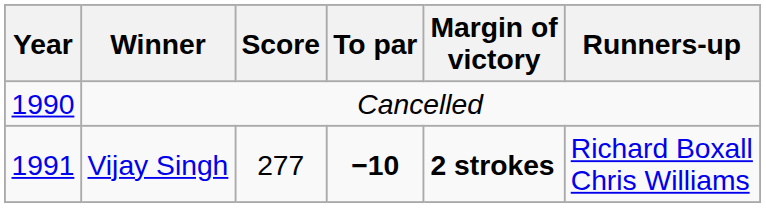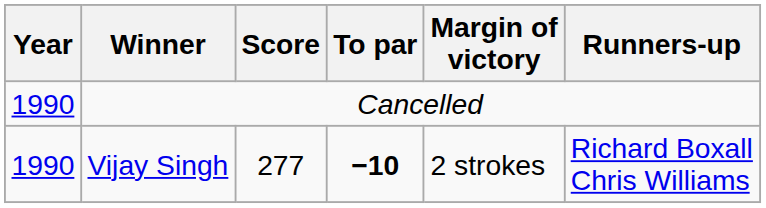(43, 164) 1991 -> (43, 164) 1990
(493, 164) bold -> (488, 164) normal
